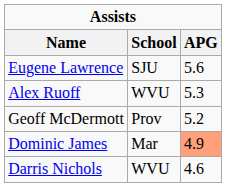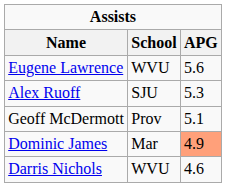(145, 67) SJU -> (150, 67) WVU
(150, 93) WVU -> (145, 93) SJU
(194, 118) 5.2 -> (194, 118) 5.1
